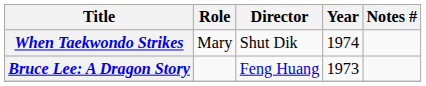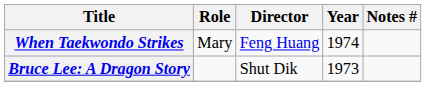(269, 42) Shut Dik -> (280, 42) Feng Huang
(280, 68) Feng Huang -> (269, 68) Shut Dik
